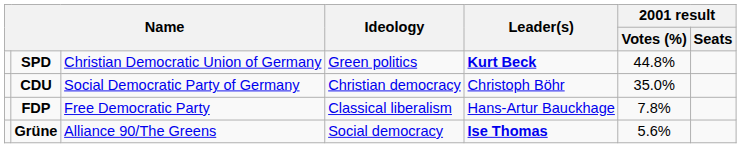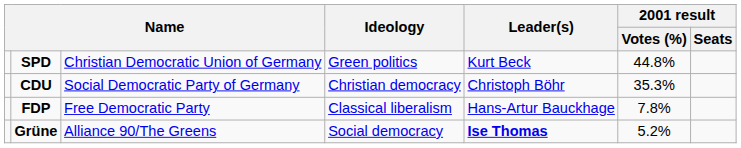(502, 62) bold -> (499, 62) normal
(654, 85) 35.0% -> (654, 85) 35.3%
(654, 131) 5.6% -> (654, 131) 5.2%
